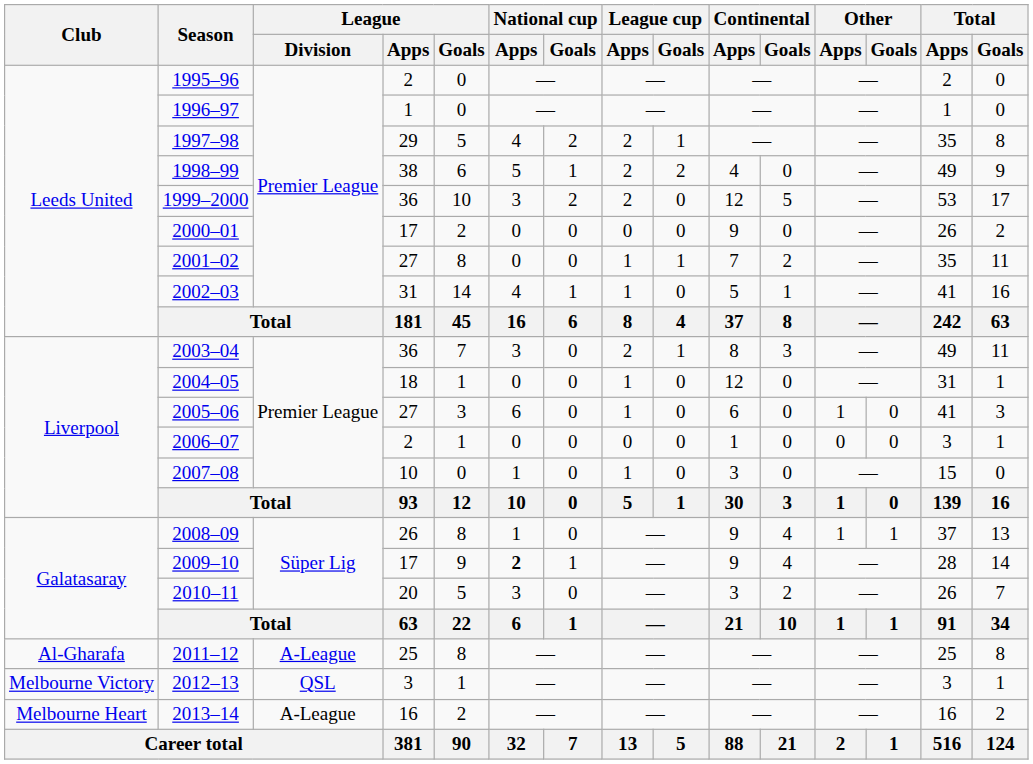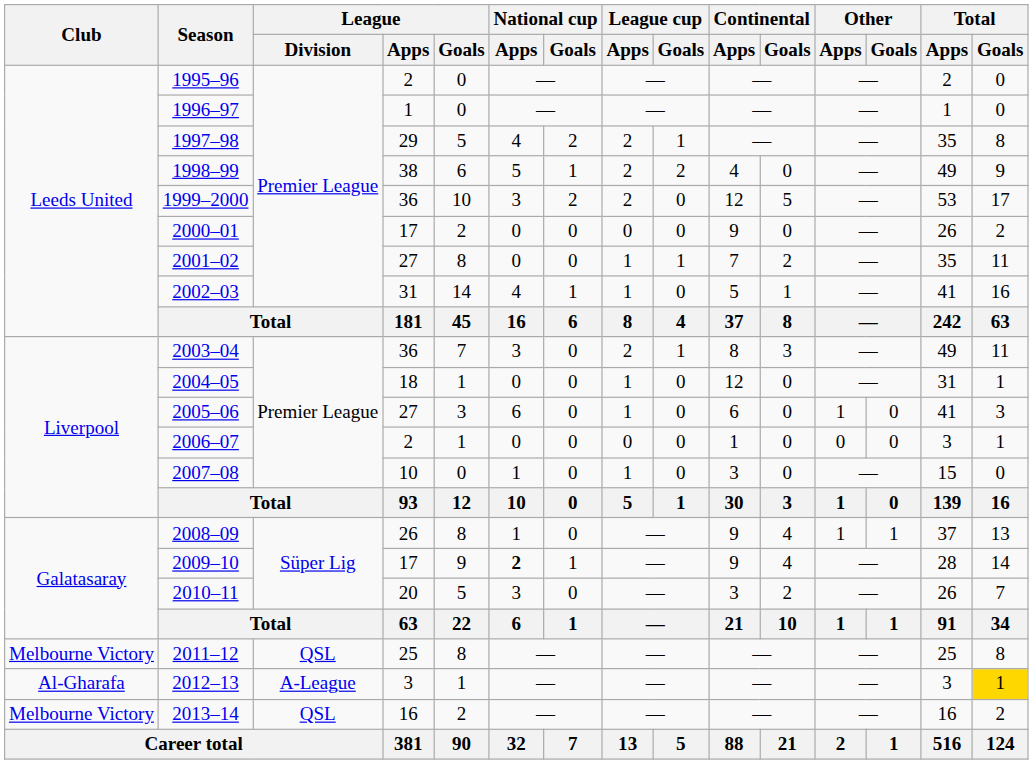(81, 653) Al-Gharafa -> (81, 653) Melbourne Victory
(318, 653) A-League -> (318, 653) QSL
(81, 683) Melbourne Victory -> (81, 683) Al-Gharafa
(318, 683) QSL -> (318, 683) A-League
(1000, 683) no background -> (1000, 683) gold background
(81, 714) Melbourne Heart -> (81, 714) Melbourne Victory
(318, 714) A-League -> (318, 714) QSL
